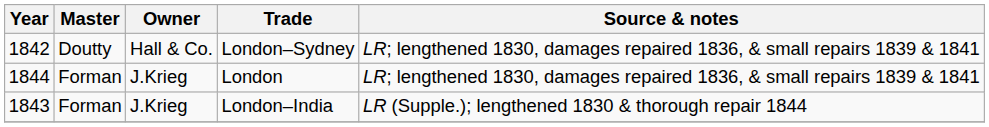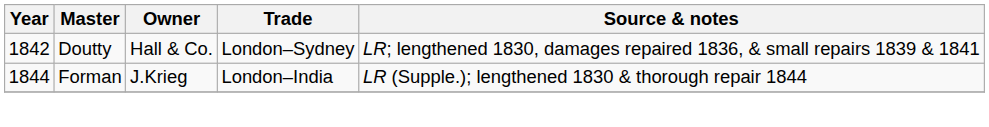- row: (252, 77)
(29, 106) 1843 -> (29, 77) 1844
